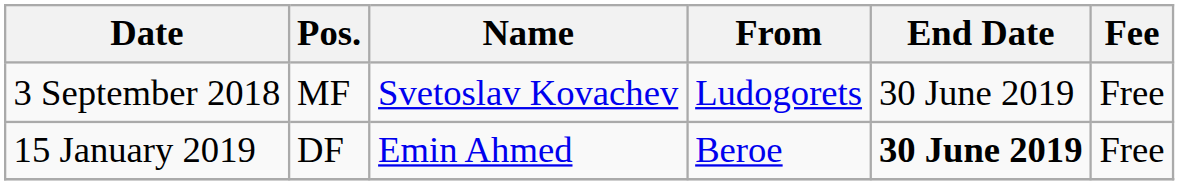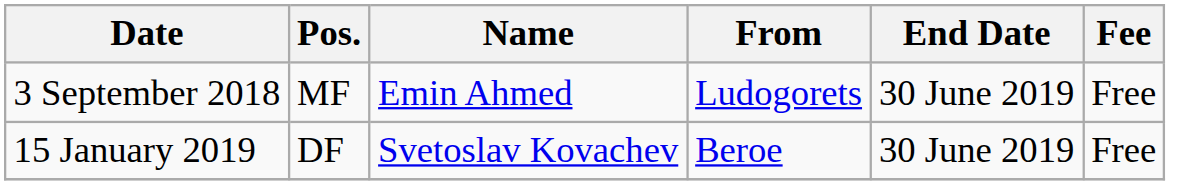(528, 91) Svetoslav Kovachev -> (475, 91) Emin Ahmed
(475, 149) Emin Ahmed -> (528, 149) Svetoslav Kovachev
(981, 149) bold -> (977, 149) normal
